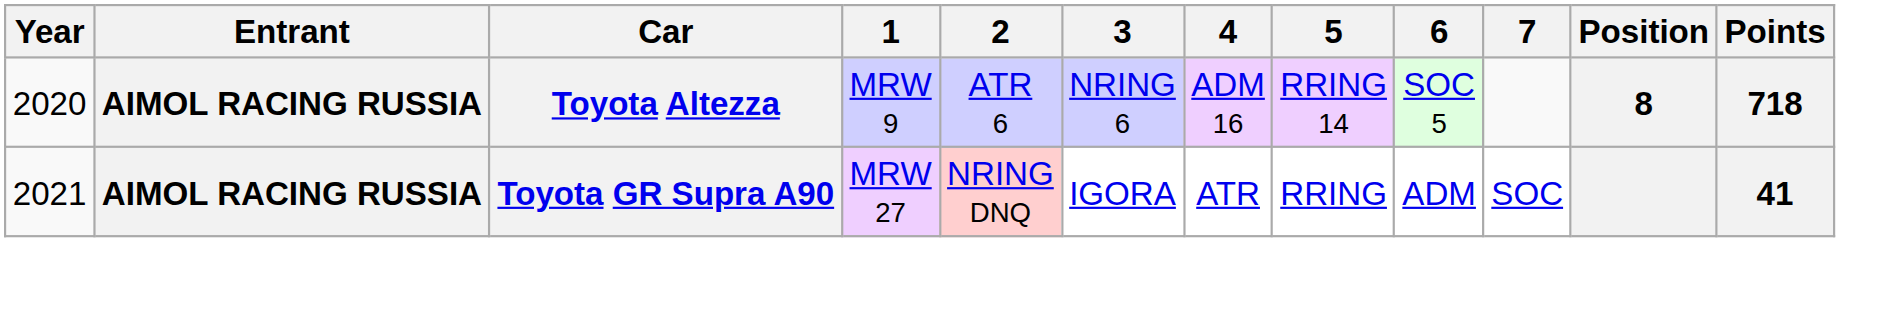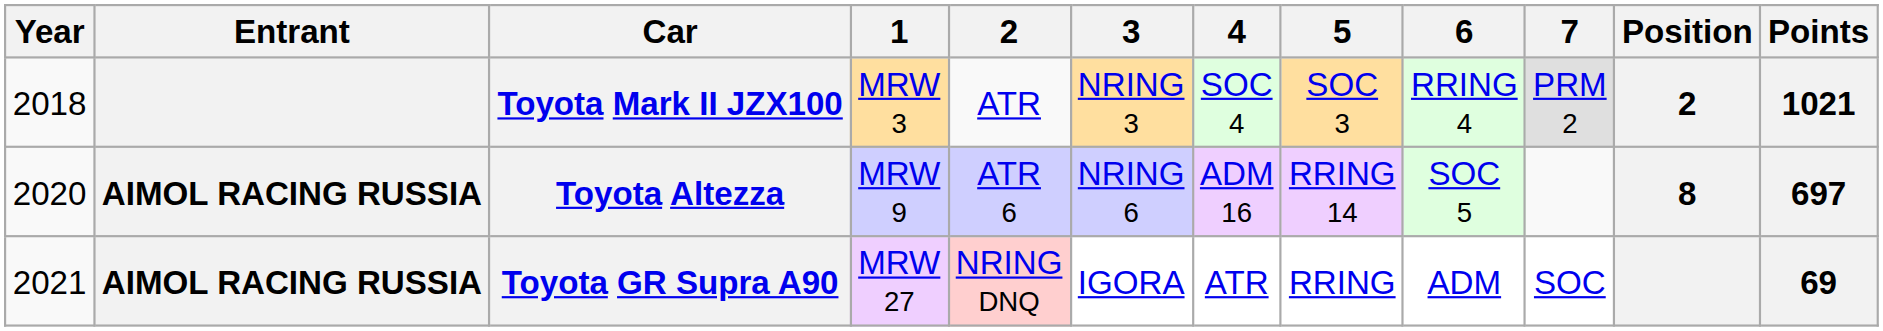+ row: (670, 102)
(1775, 102) 718 -> (1819, 192) 697
(1775, 192) 41 -> (1819, 282) 69
